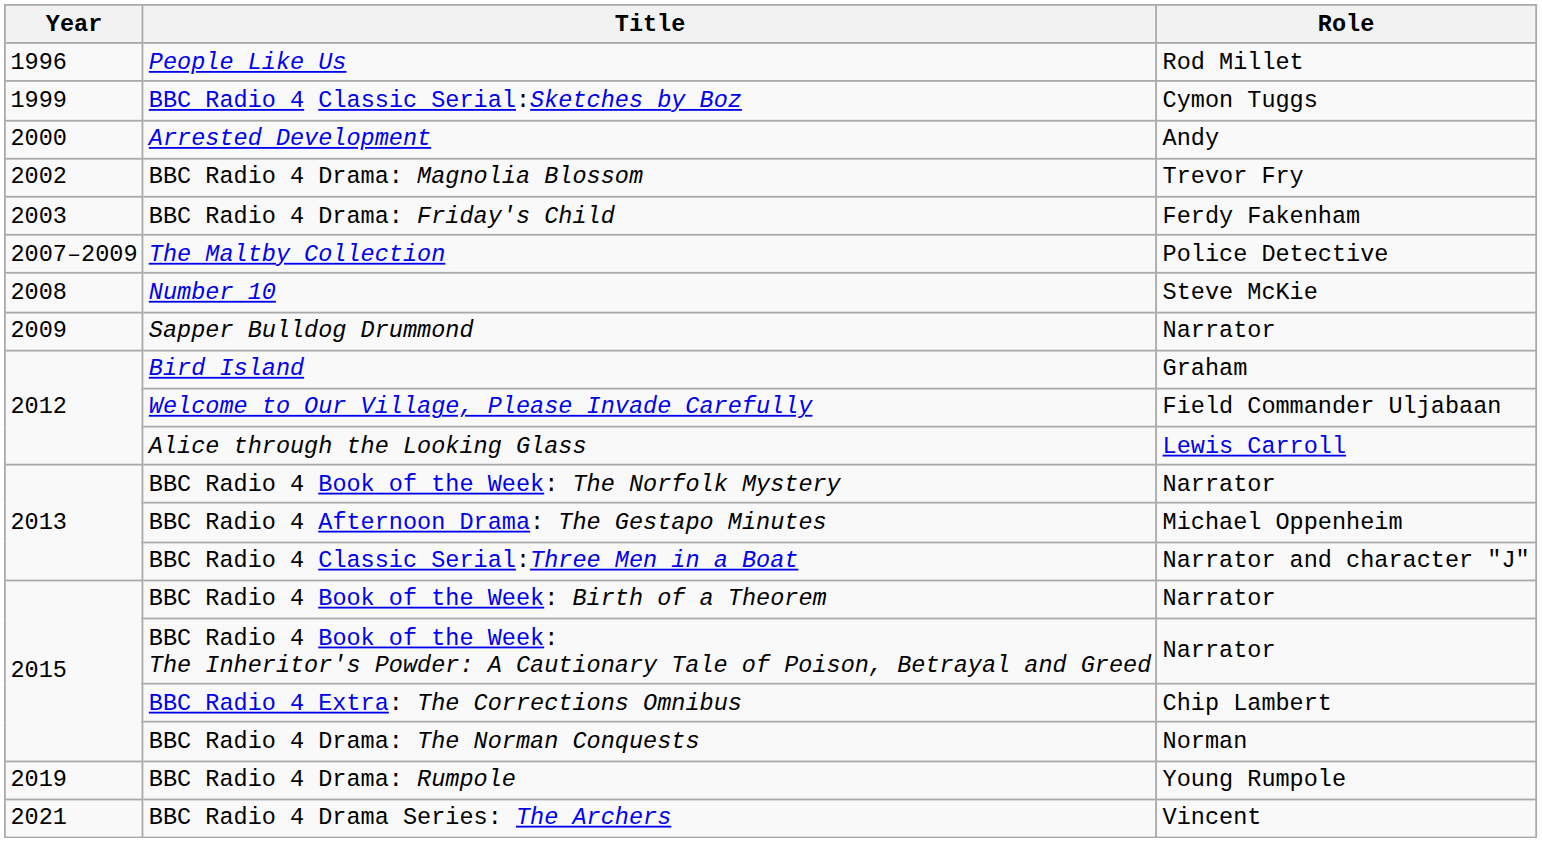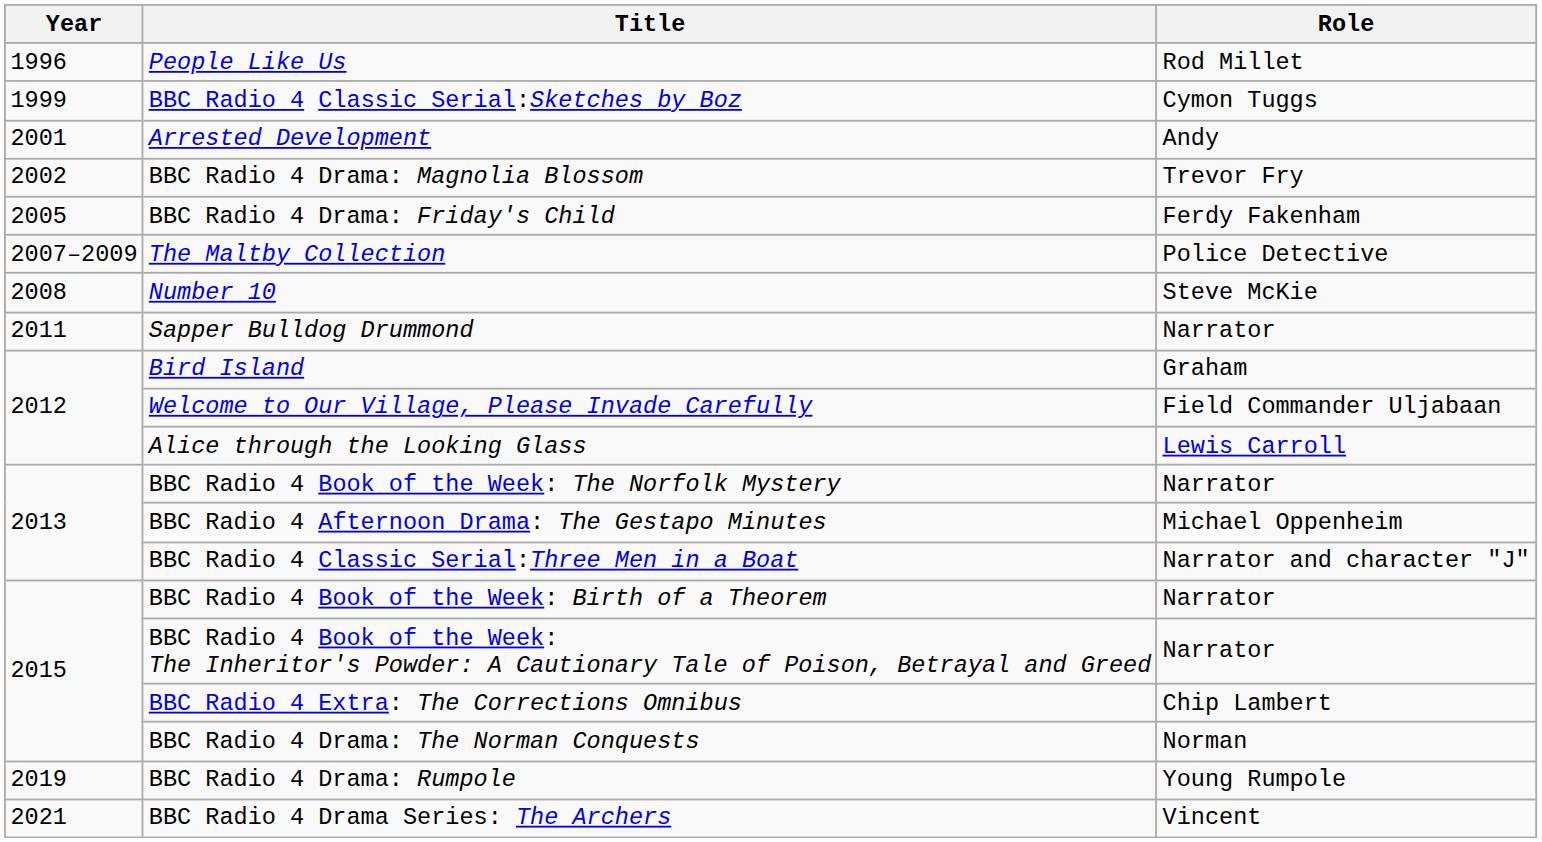(39, 139) 2000 -> (39, 139) 2001
(39, 216) 2003 -> (39, 216) 2005
(39, 331) 2009 -> (39, 331) 2011
